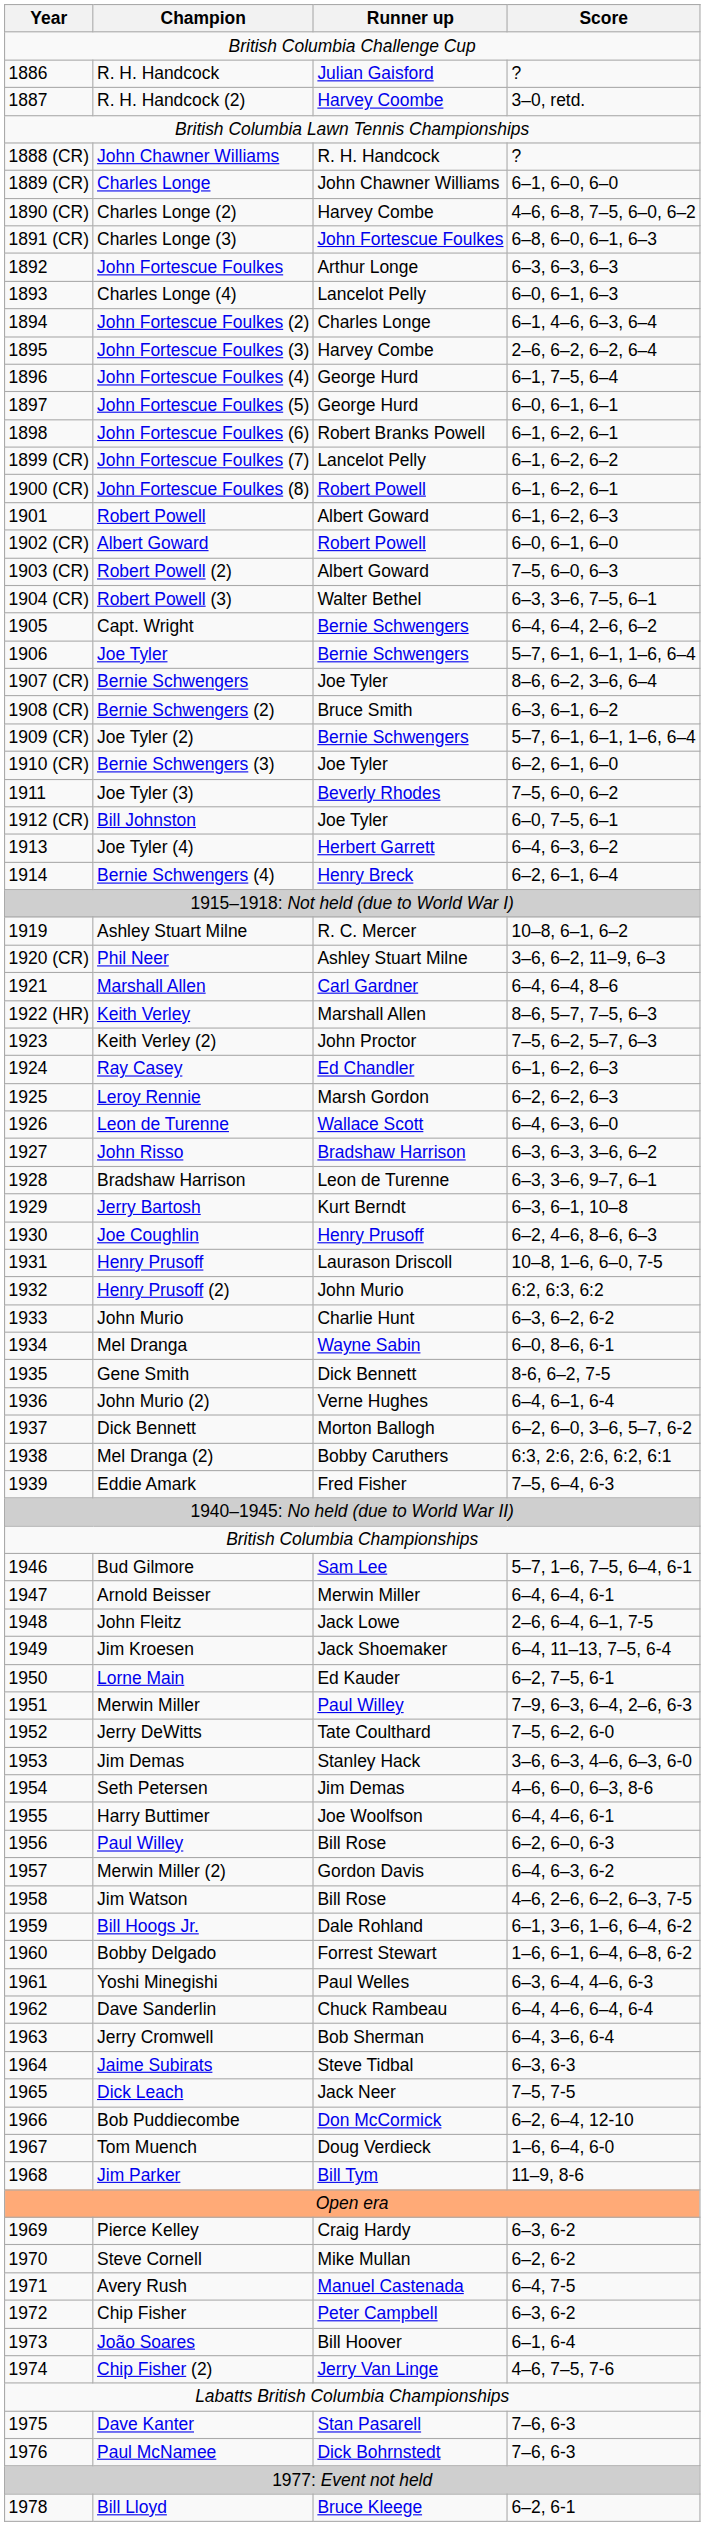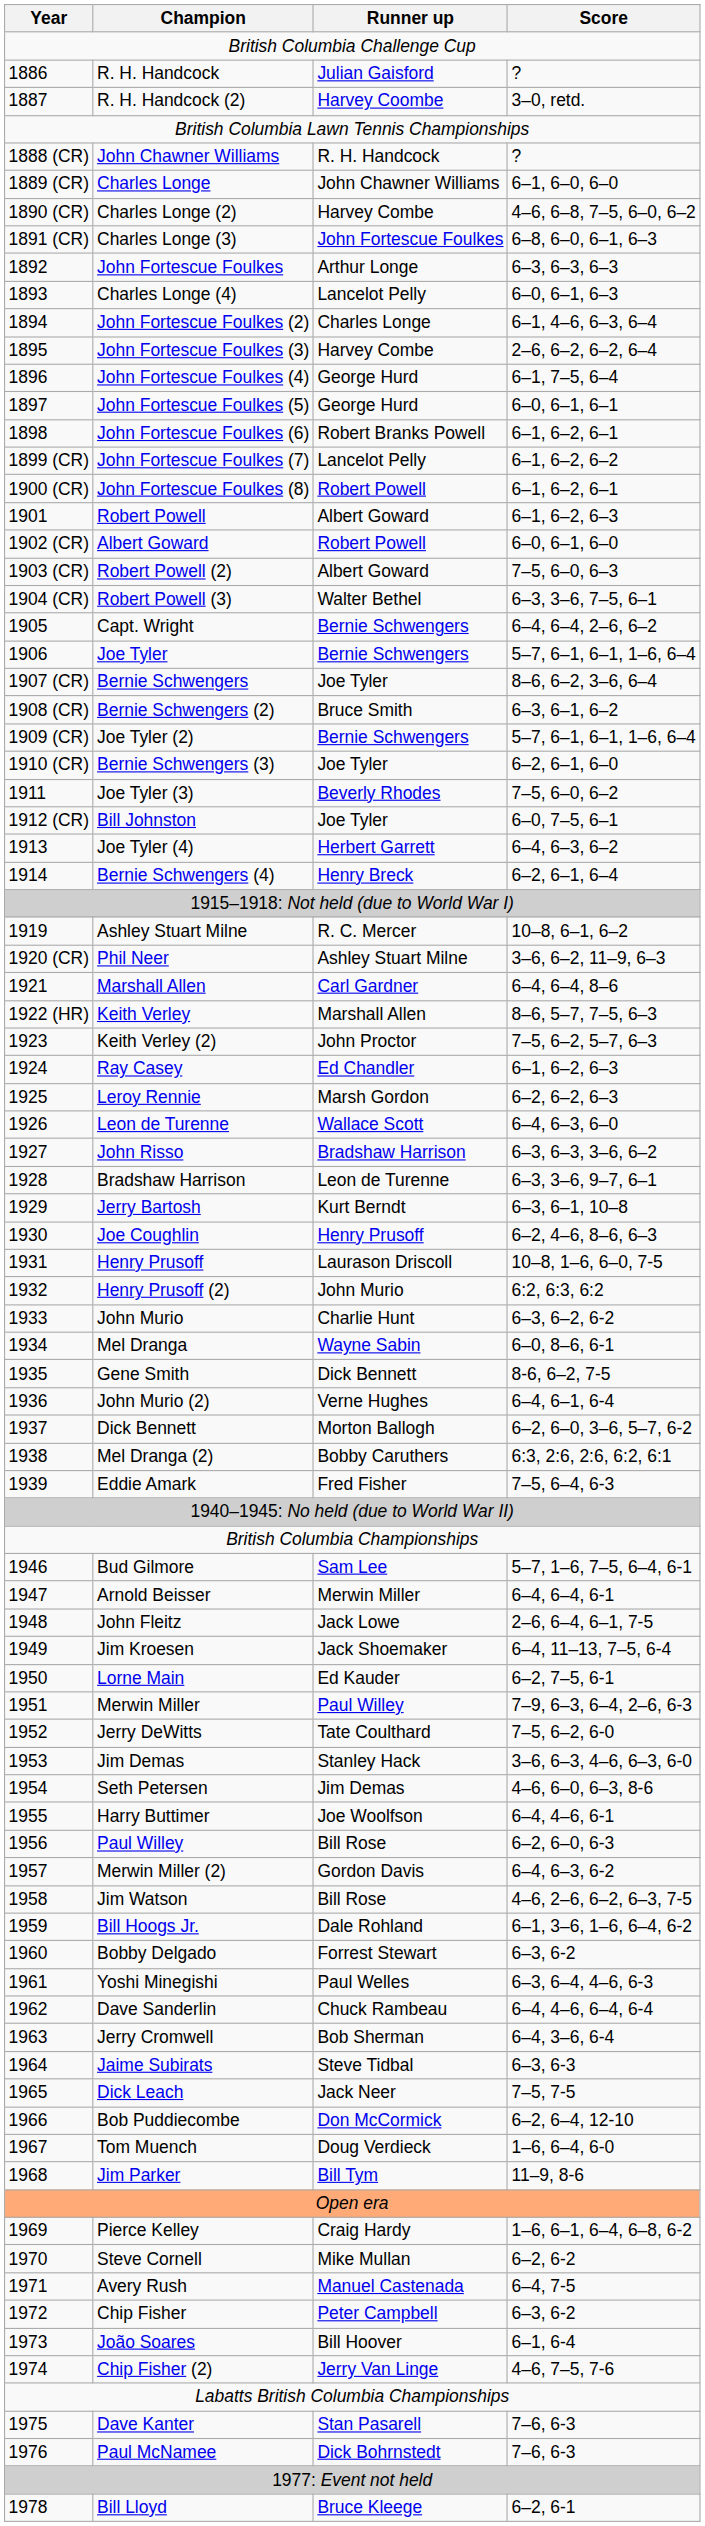(602, 1954) 1–6, 6–1, 6–4, 6–8, 6-2 -> (544, 1954) 6–3, 6-2
(544, 2231) 6–3, 6-2 -> (602, 2231) 1–6, 6–1, 6–4, 6–8, 6-2
